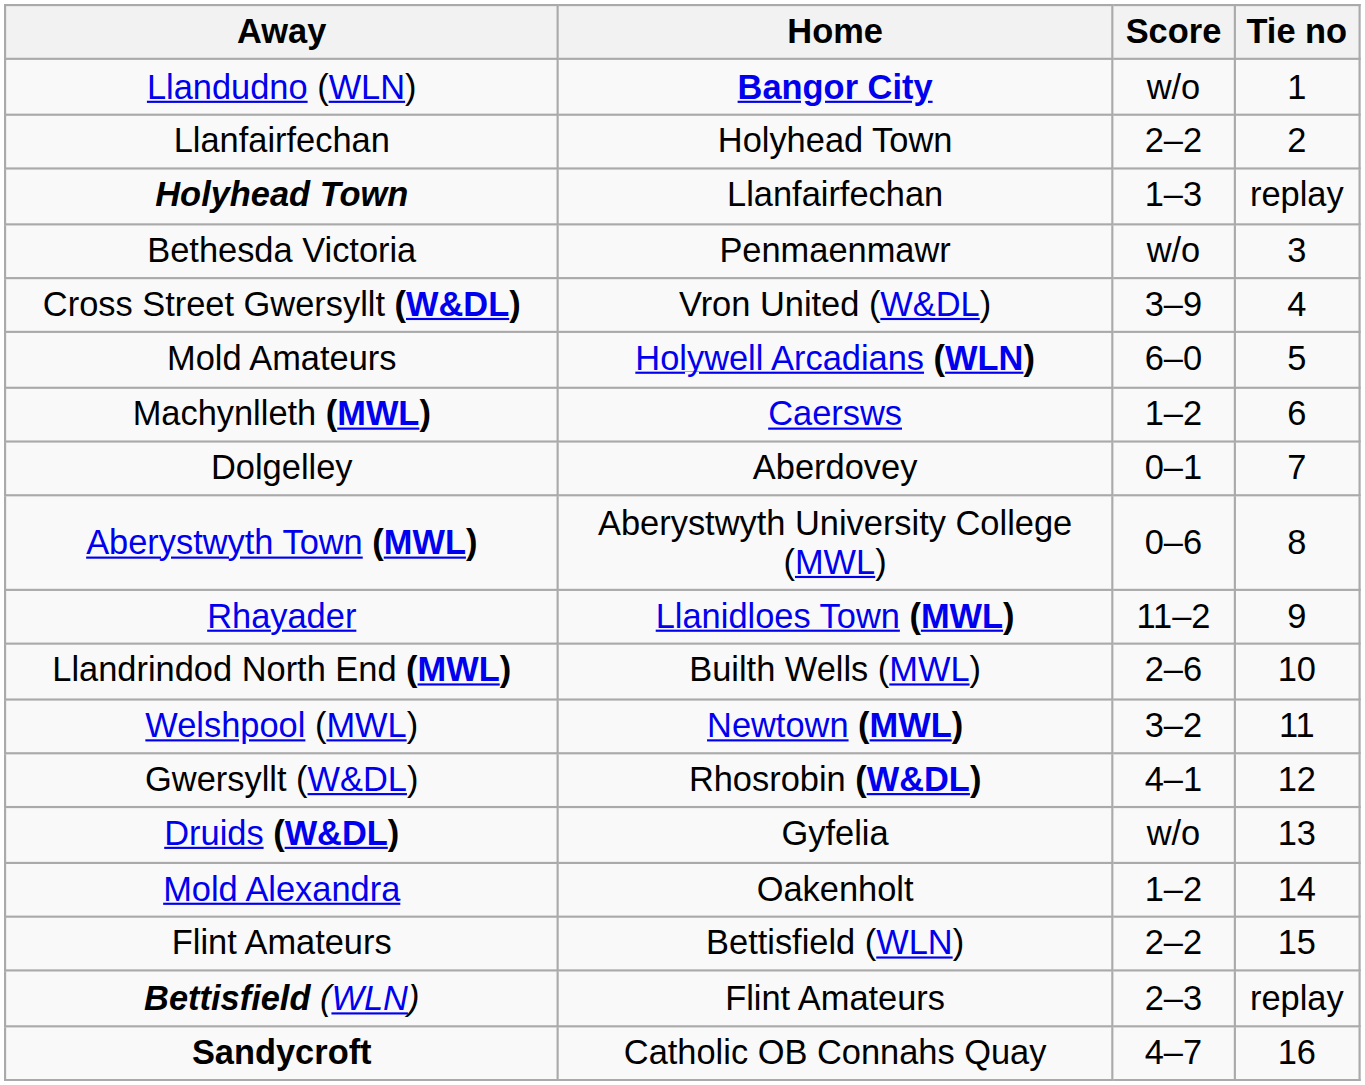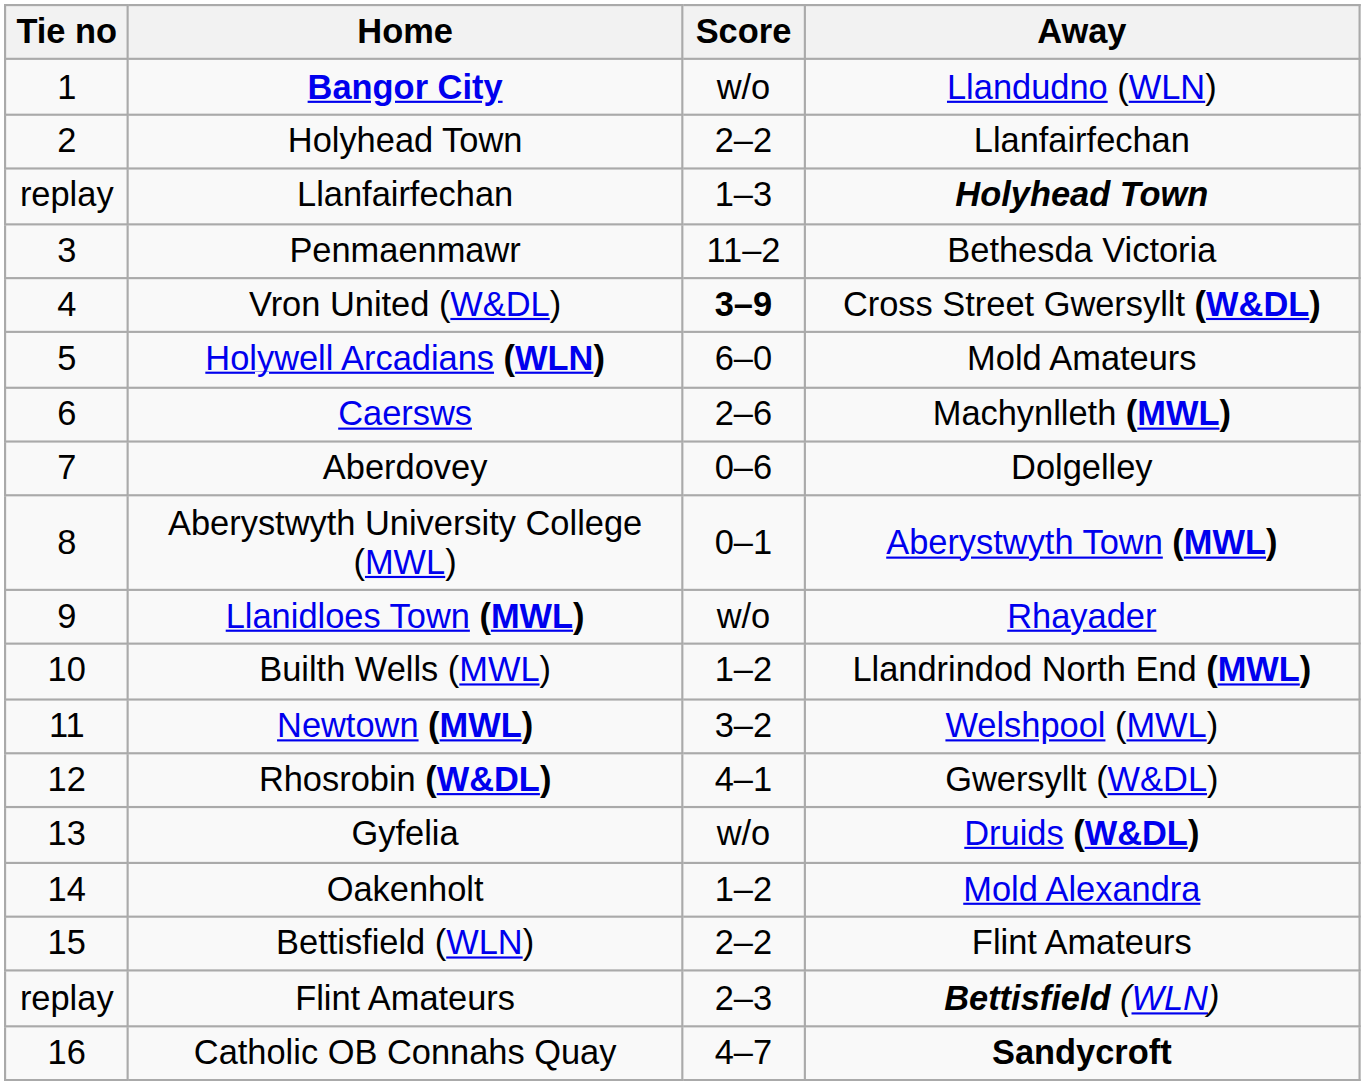columns swapped: (1297, 31) <-> (282, 31)
(1173, 250) w/o -> (743, 250) 11–2
(1173, 304) normal -> (743, 304) bold
(1173, 413) 1–2 -> (743, 413) 2–6
(1173, 468) 0–1 -> (743, 468) 0–6
(1173, 542) 0–6 -> (743, 542) 0–1
(1173, 616) 11–2 -> (743, 616) w/o
(1173, 670) 2–6 -> (743, 670) 1–2
